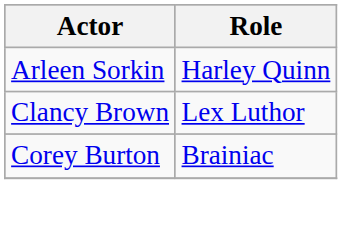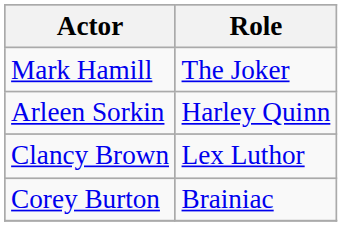+ row: (82, 69)
